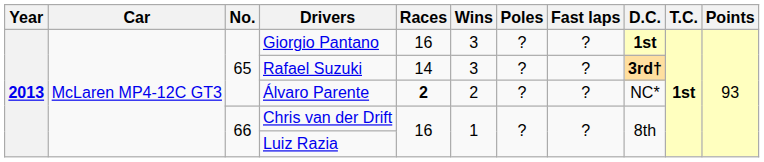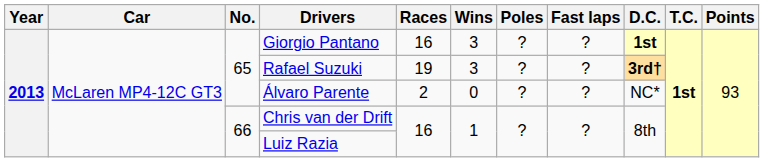(423, 67) 14 -> (423, 67) 19
(423, 93) bold -> (423, 93) normal
(474, 93) 2 -> (474, 93) 0
